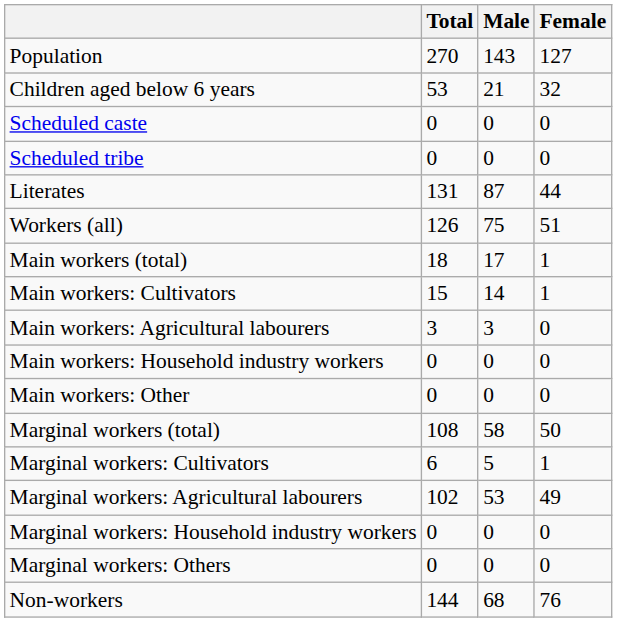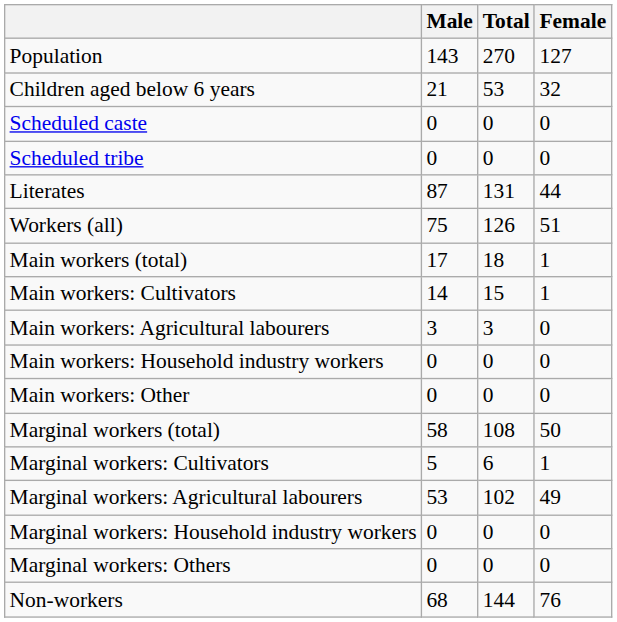columns swapped: (450, 21) <-> (506, 21)
